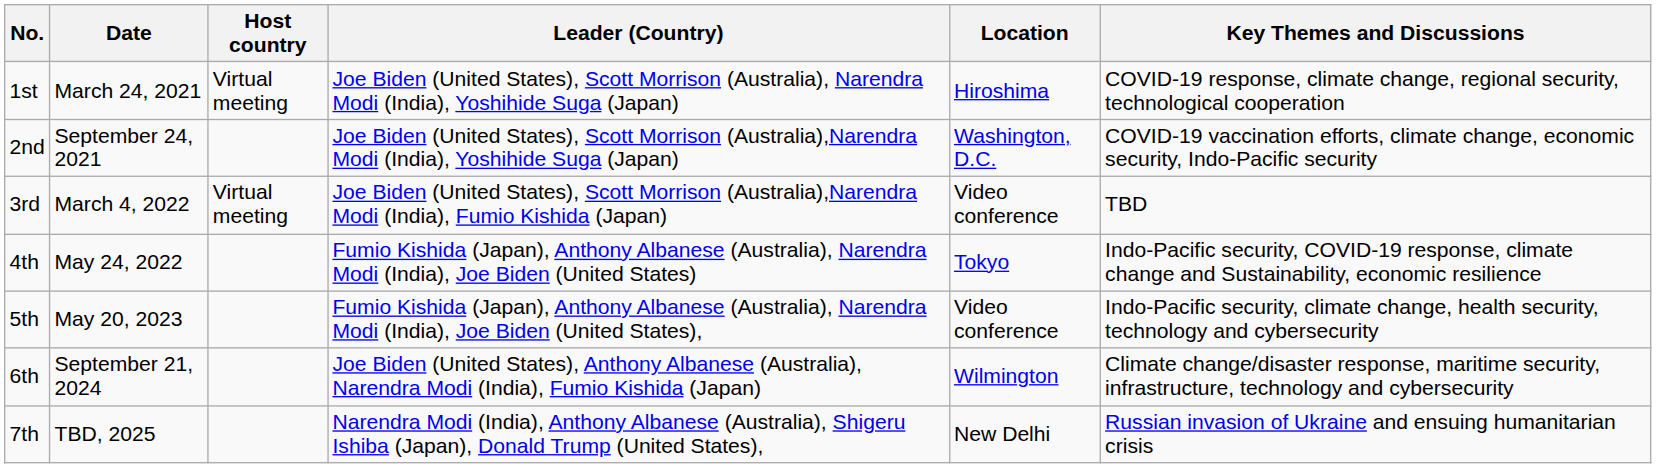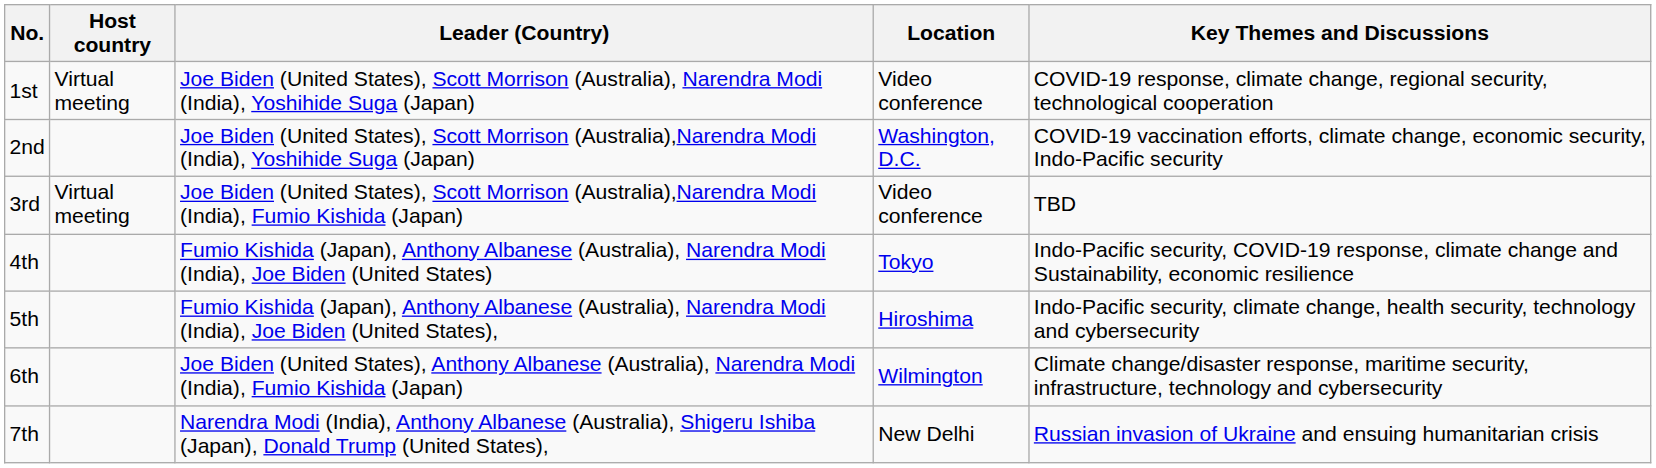- column: (129, 33)
(1002, 90) Hiroshima -> (931, 90) Video conference
(1006, 319) Video conference -> (926, 319) Hiroshima
